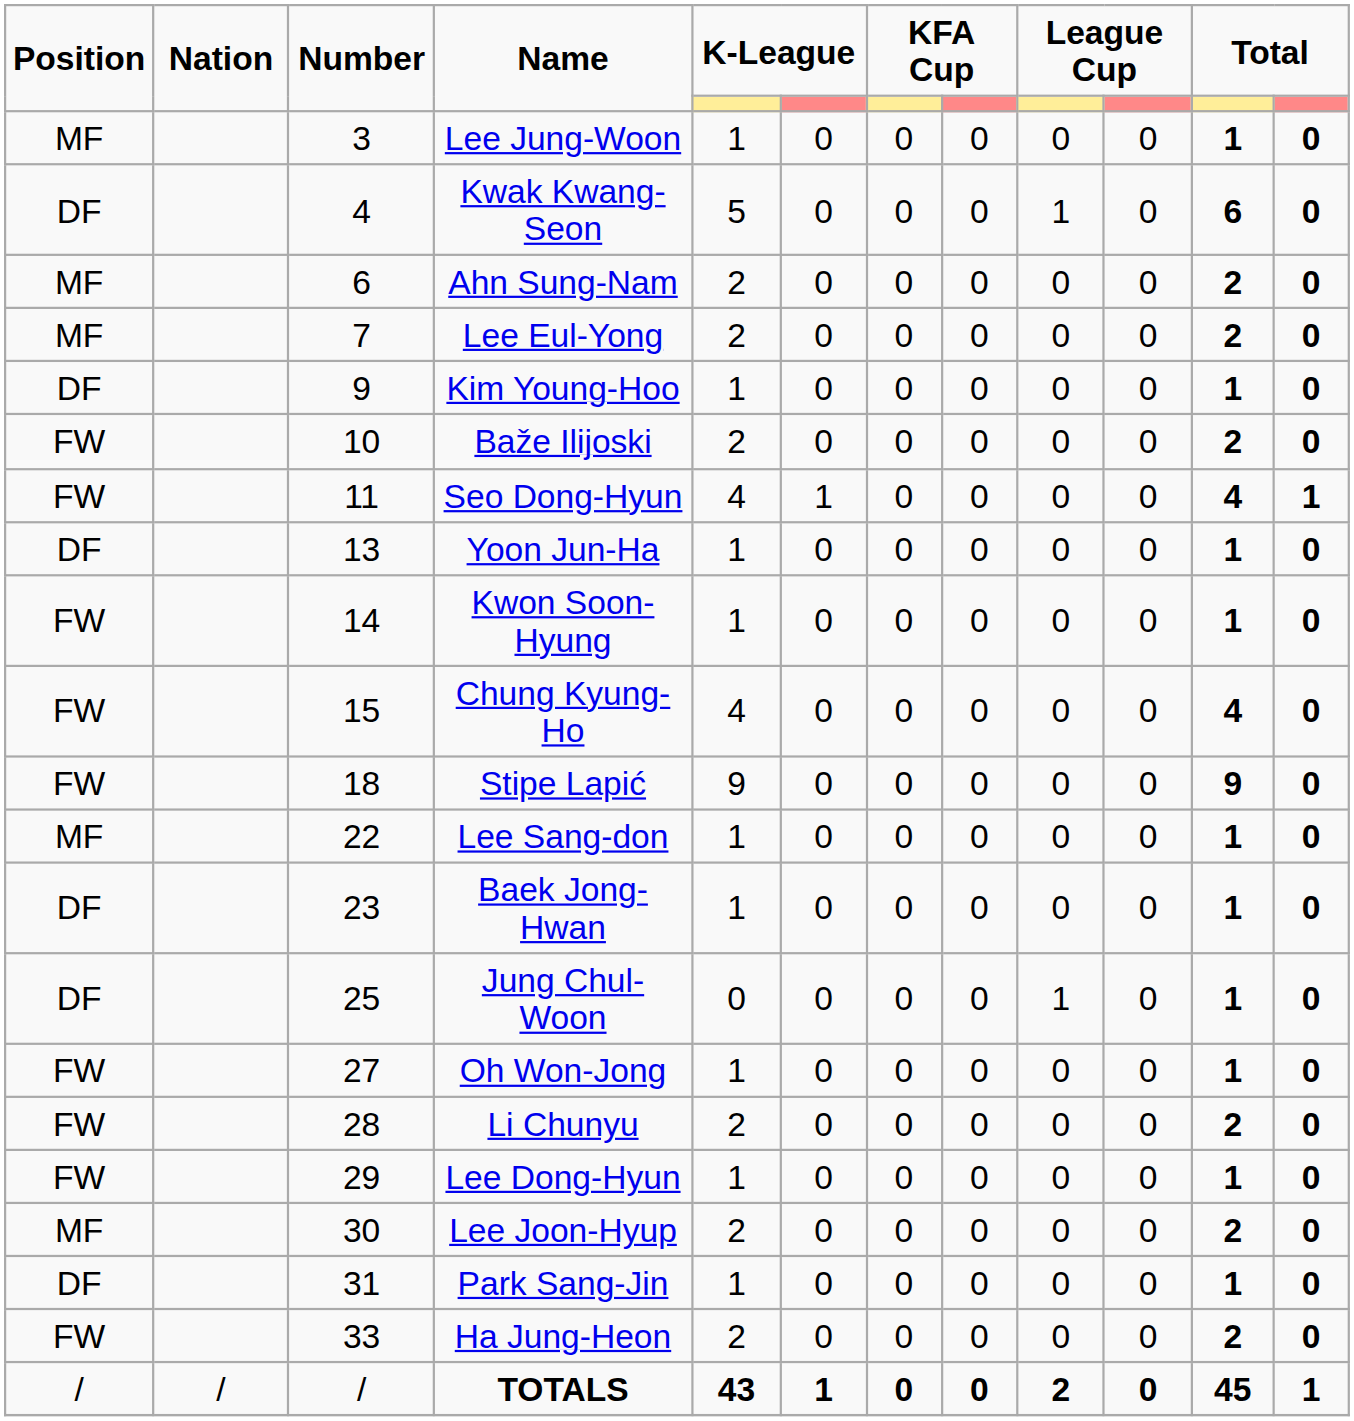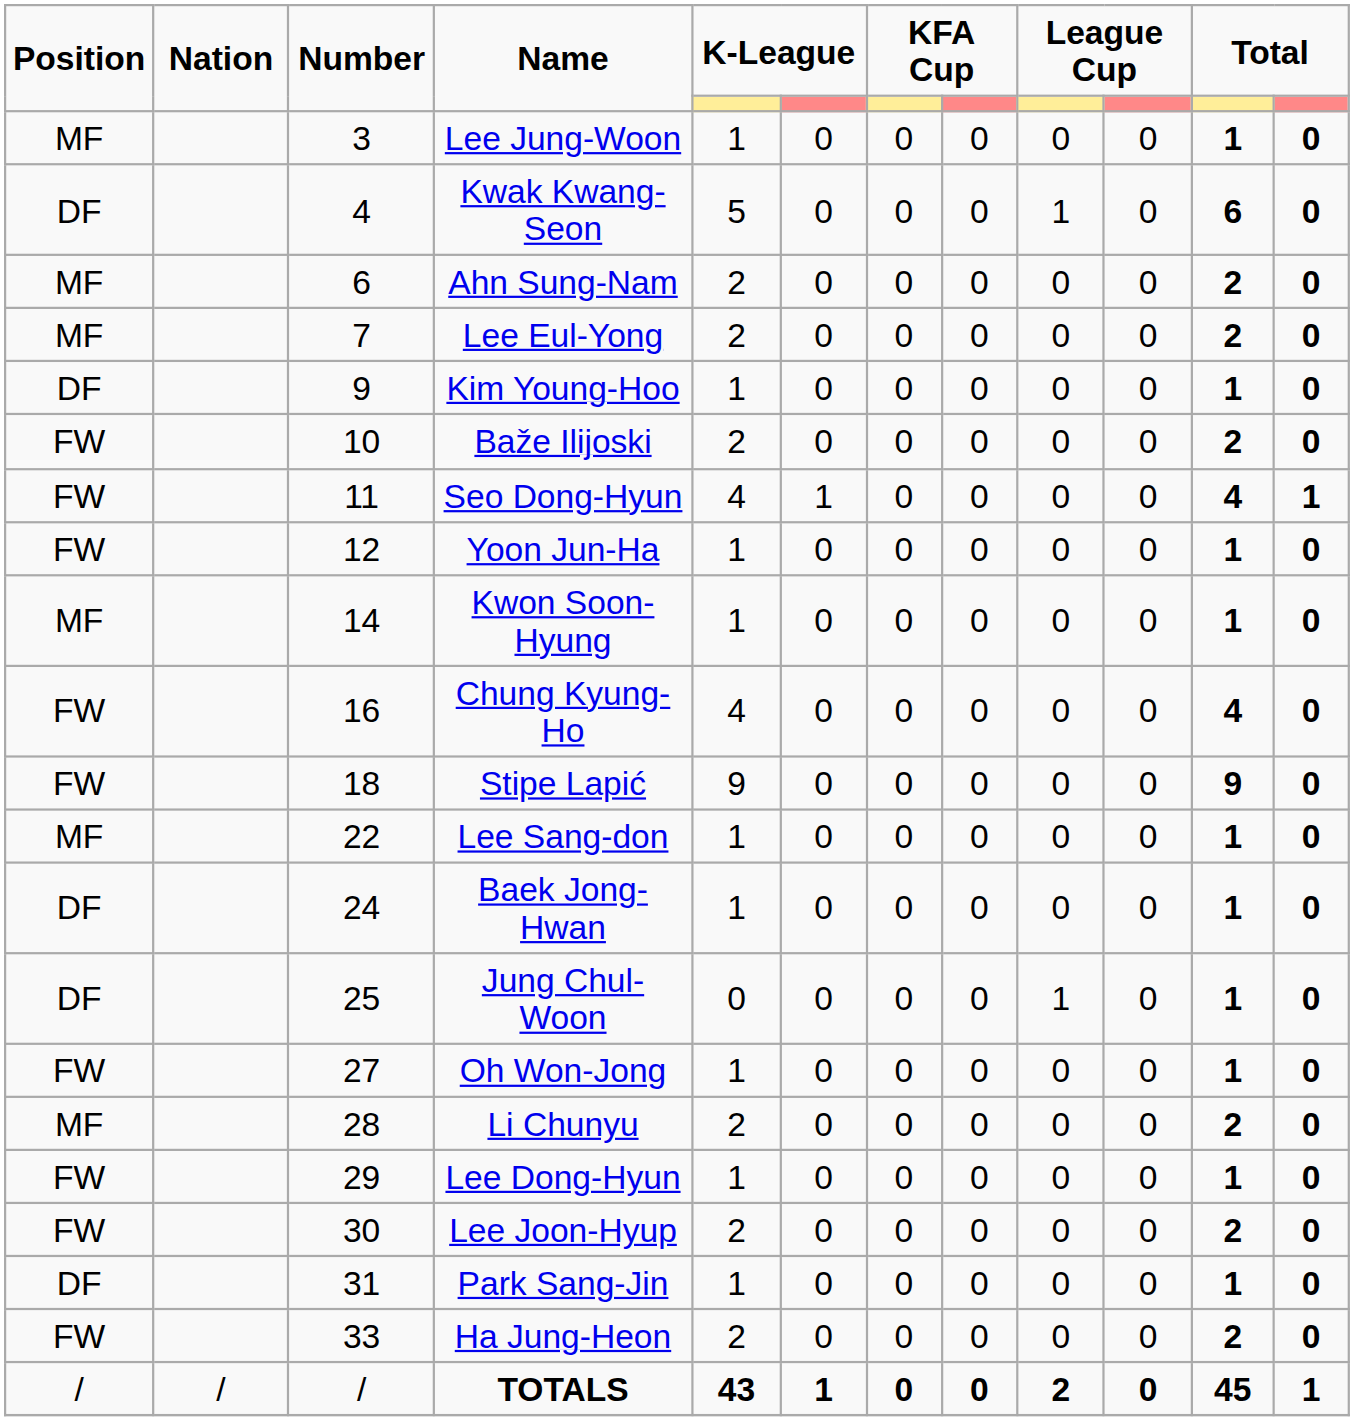(79, 548) DF -> (79, 548) FW
(362, 548) 13 -> (362, 548) 12
(79, 620) FW -> (79, 620) MF
(362, 711) 15 -> (362, 711) 16
(362, 908) 23 -> (362, 908) 24
(79, 1124) FW -> (79, 1124) MF
(79, 1230) MF -> (79, 1230) FW
